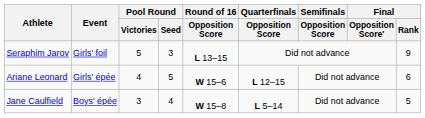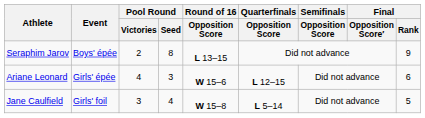(90, 53) Girls' foil -> (95, 53) Boys' épée
(139, 53) 5 -> (139, 53) 2
(171, 53) 3 -> (171, 53) 8
(171, 77) 5 -> (171, 77) 3
(95, 101) Boys' épée -> (90, 101) Girls' foil
